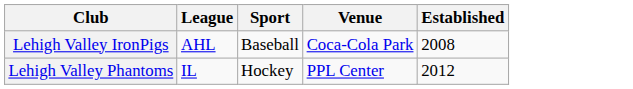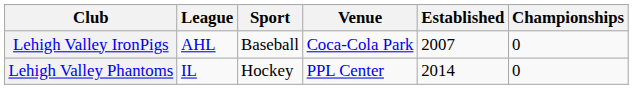+ column: (568, 17)
(438, 44) 2008 -> (438, 44) 2007
(438, 71) 2012 -> (438, 71) 2014
